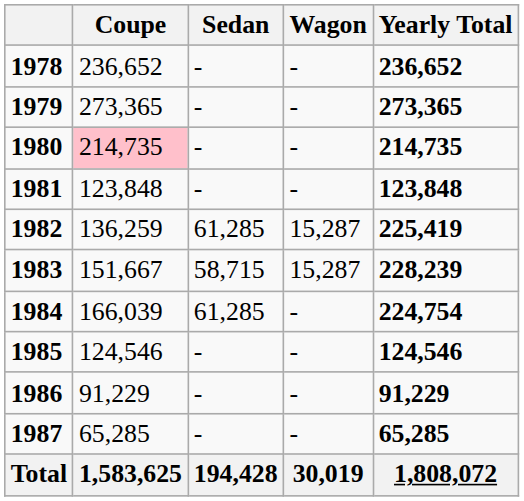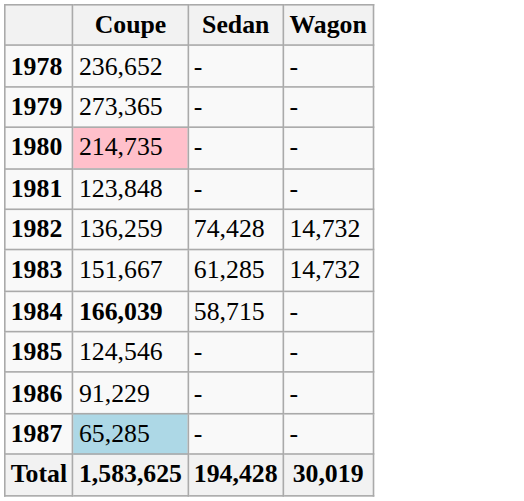- column: (446, 24)
(229, 229) 61,285 -> (229, 229) 74,428
(325, 229) 15,287 -> (325, 229) 14,732
(229, 270) 58,715 -> (229, 270) 61,285
(325, 270) 15,287 -> (325, 270) 14,732
(121, 310) normal -> (121, 310) bold
(229, 310) 61,285 -> (229, 310) 58,715
(114, 433) no background -> (114, 433) lightblue background
